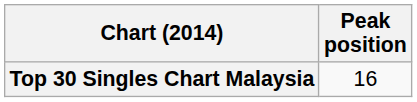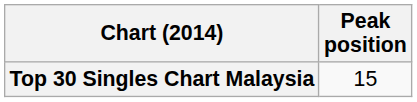(365, 79) 16 -> (365, 79) 15
